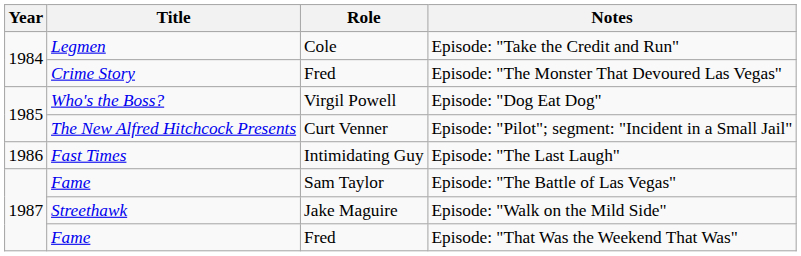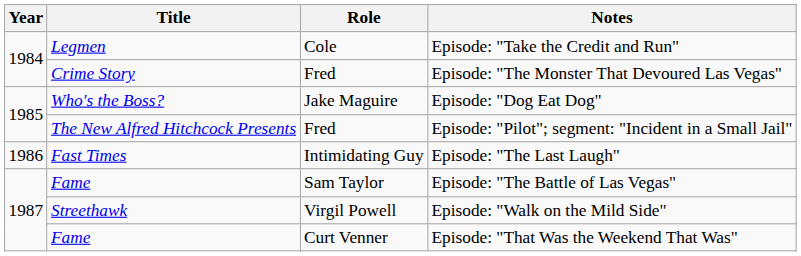(350, 100) Virgil Powell -> (351, 100) Jake Maguire
(346, 127) Curt Venner -> (320, 127) Fred
(351, 210) Jake Maguire -> (350, 210) Virgil Powell
(320, 237) Fred -> (346, 237) Curt Venner
